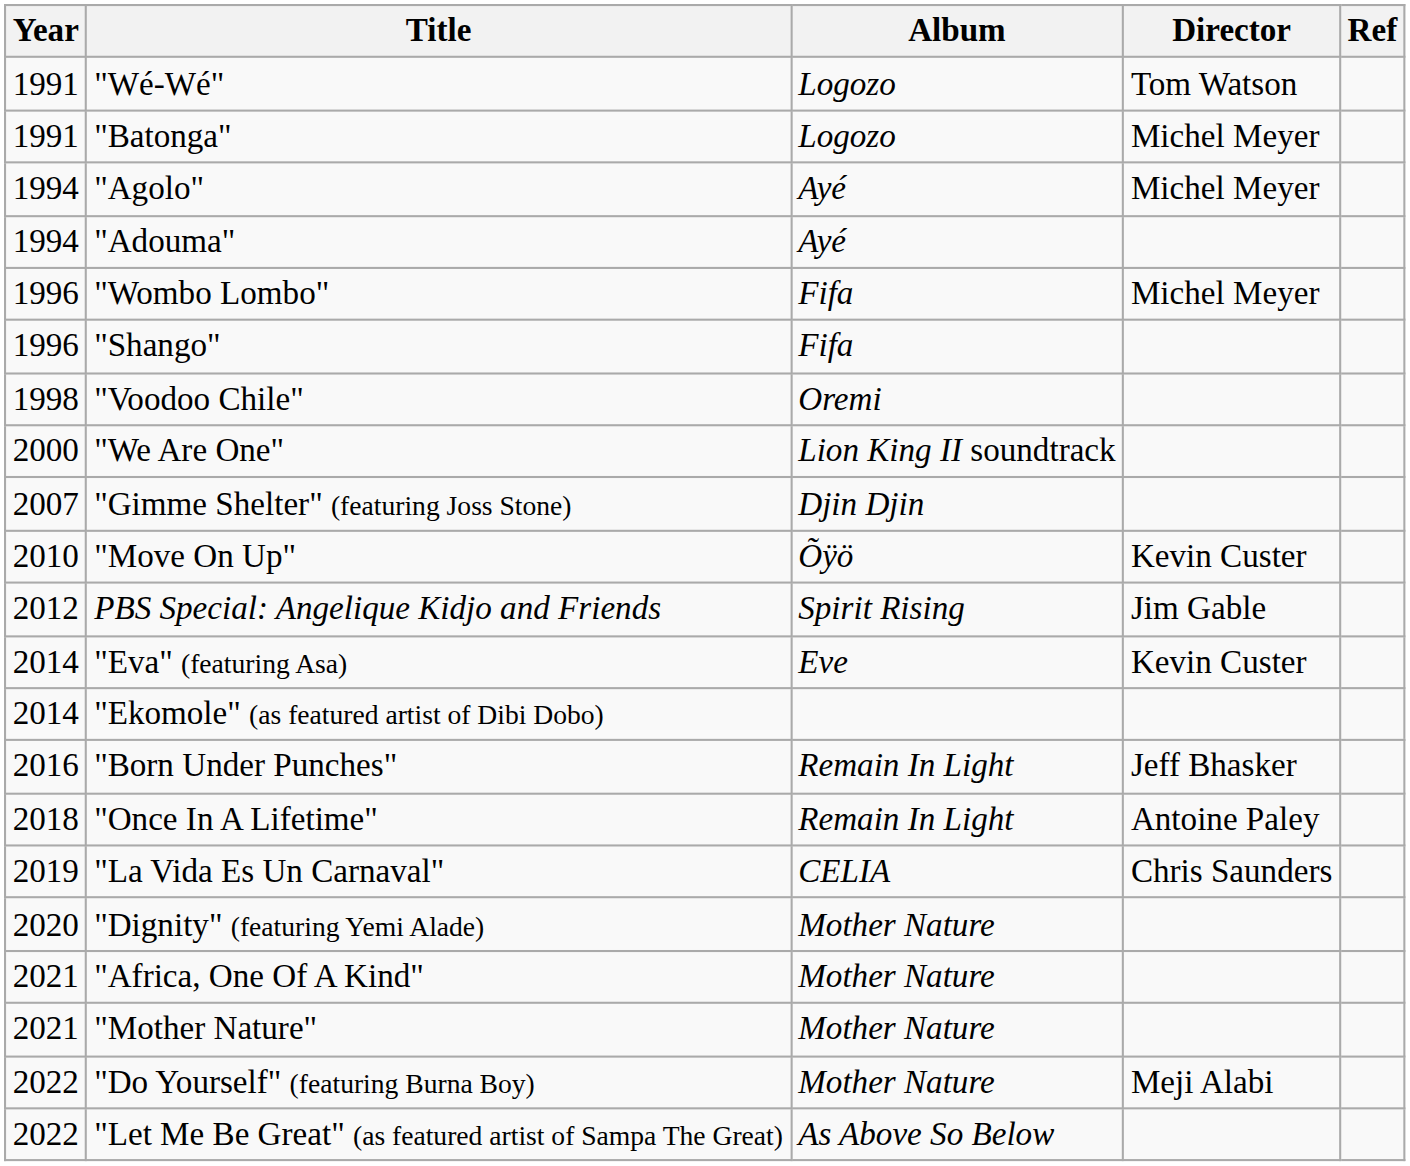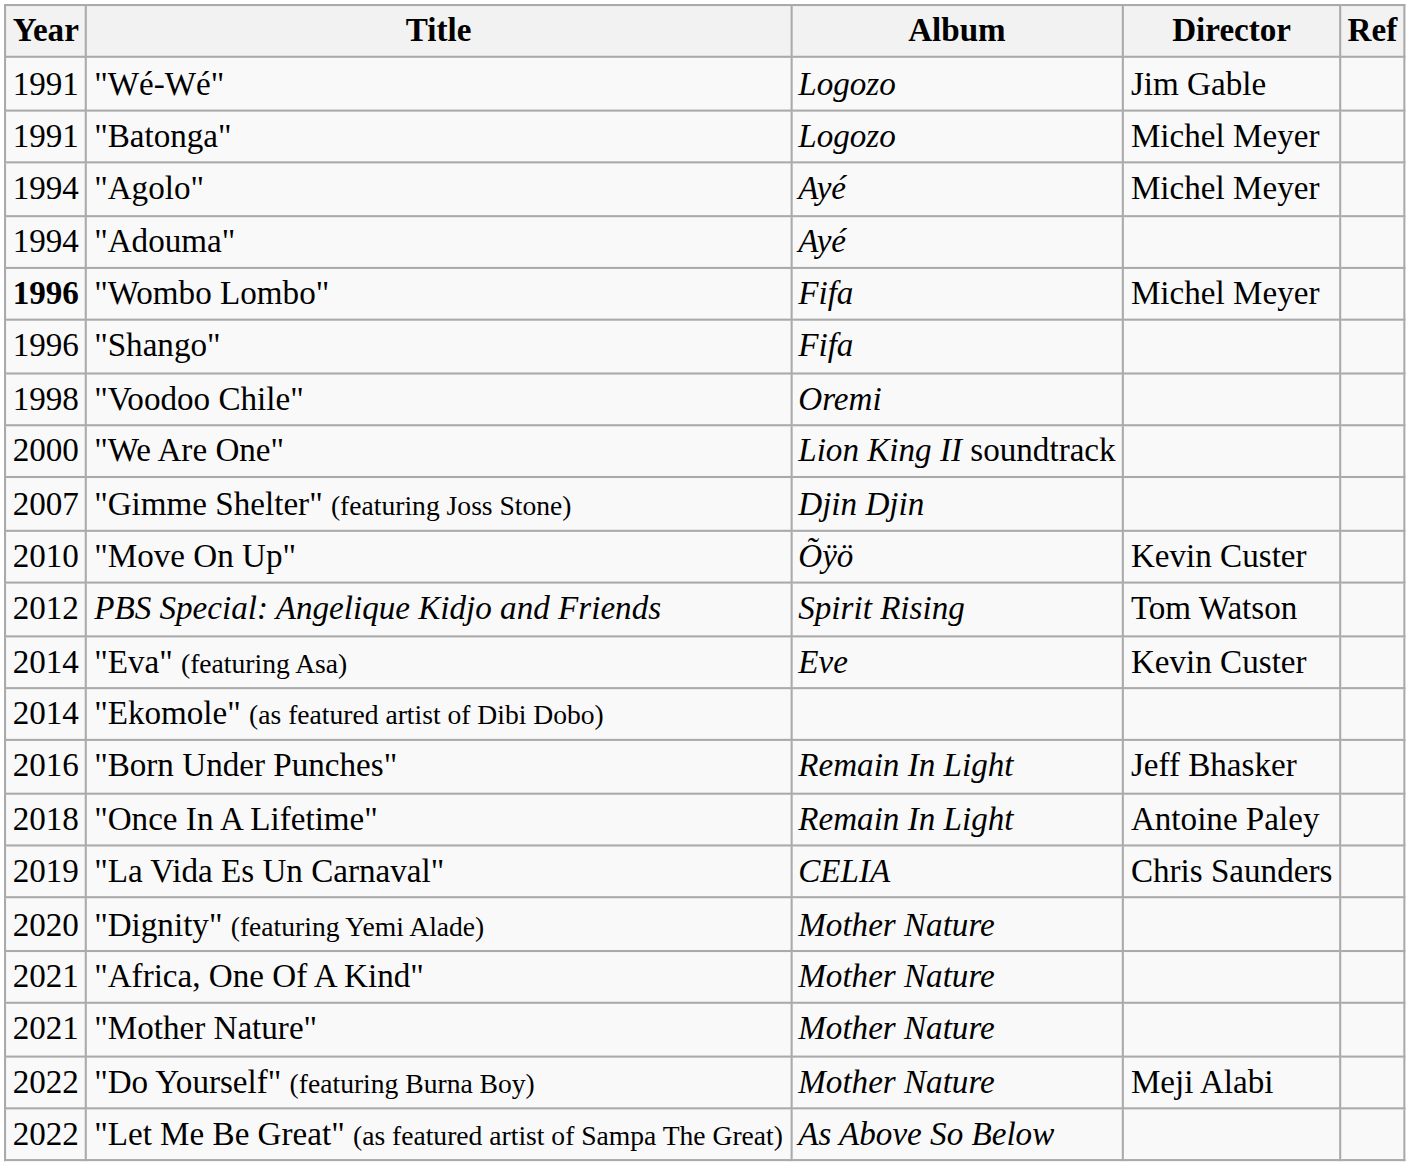(1214, 83) Tom Watson -> (1199, 83) Jim Gable
(46, 293) normal -> (46, 293) bold
(1199, 608) Jim Gable -> (1214, 608) Tom Watson
